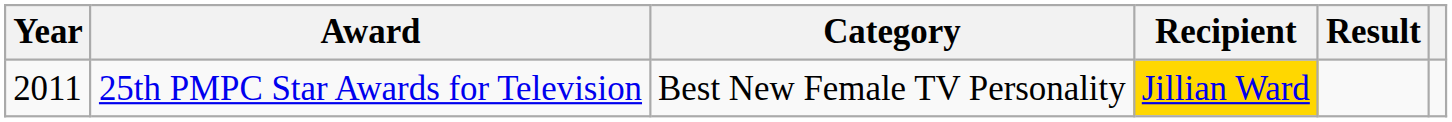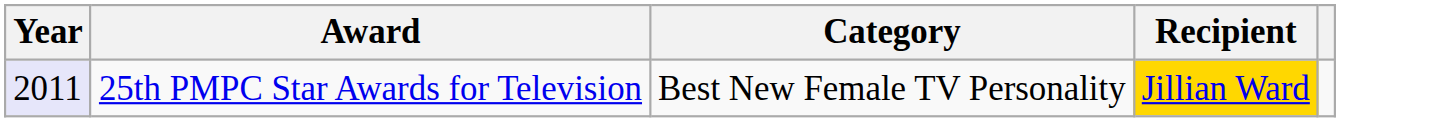- column: (1373, 32)
(47, 87) no background -> (47, 87) lavender background
